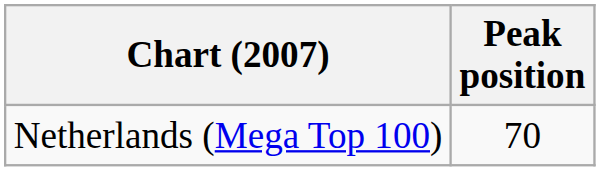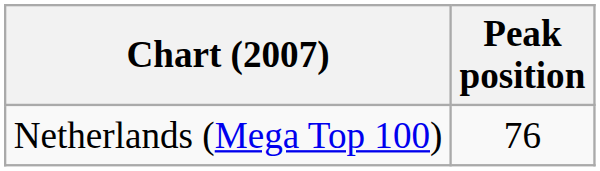(522, 134) 70 -> (522, 134) 76
